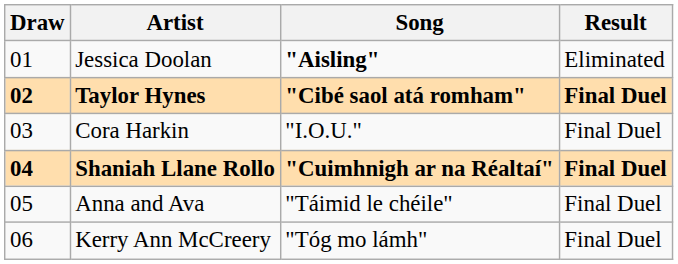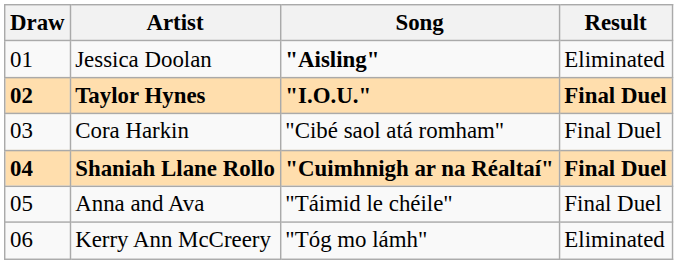(406, 95) "Cibé saol atá romham" -> (328, 95) "I.O.U."
(324, 131) "I.O.U." -> (395, 131) "Cibé saol atá romham"
(613, 240) Final Duel -> (615, 240) Eliminated
